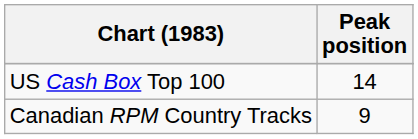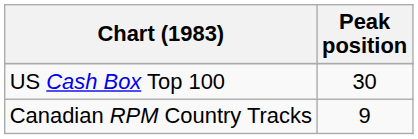(365, 81) 14 -> (365, 81) 30
